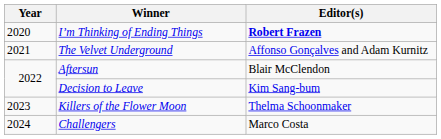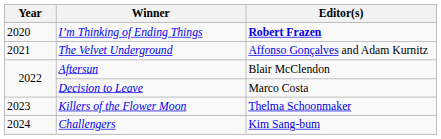(284, 87) Kim Sang-bum -> (278, 87) Marco Costa
(278, 124) Marco Costa -> (284, 124) Kim Sang-bum
